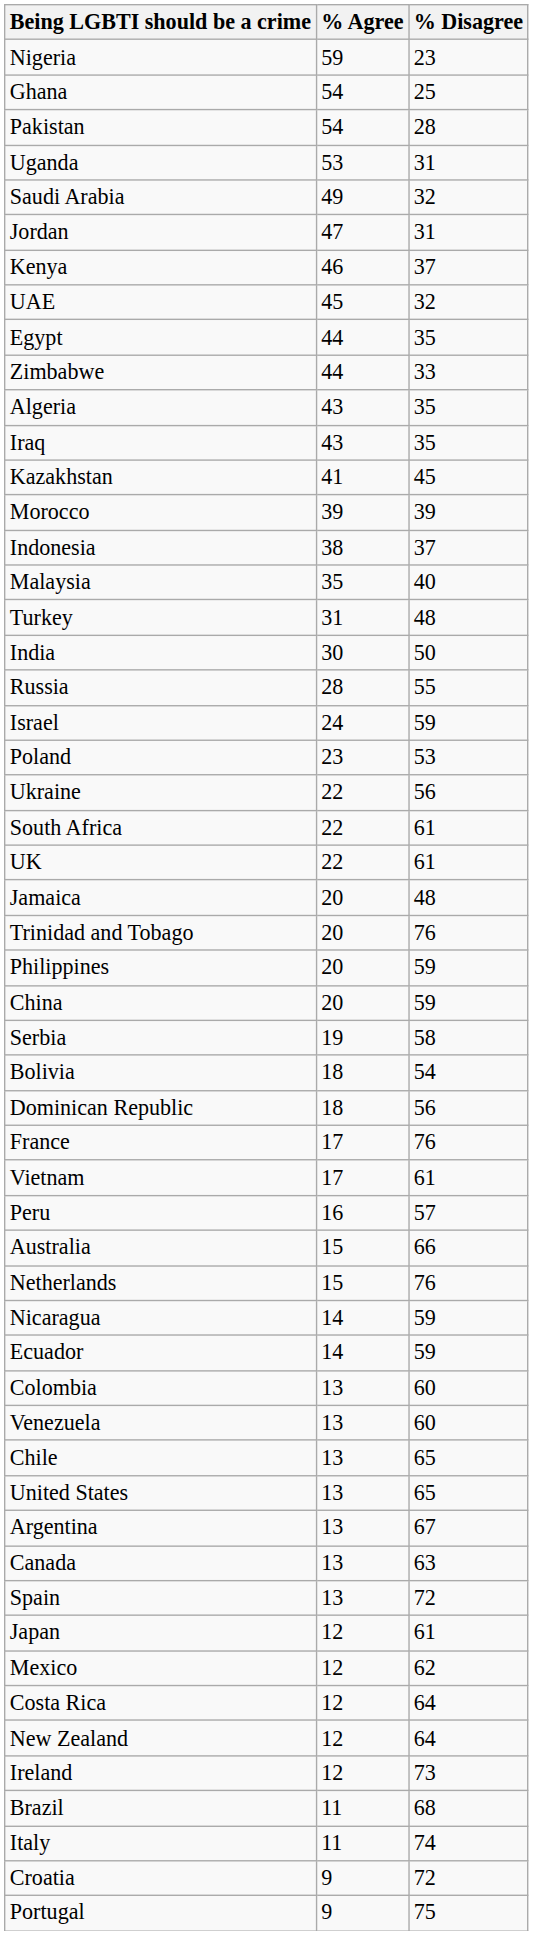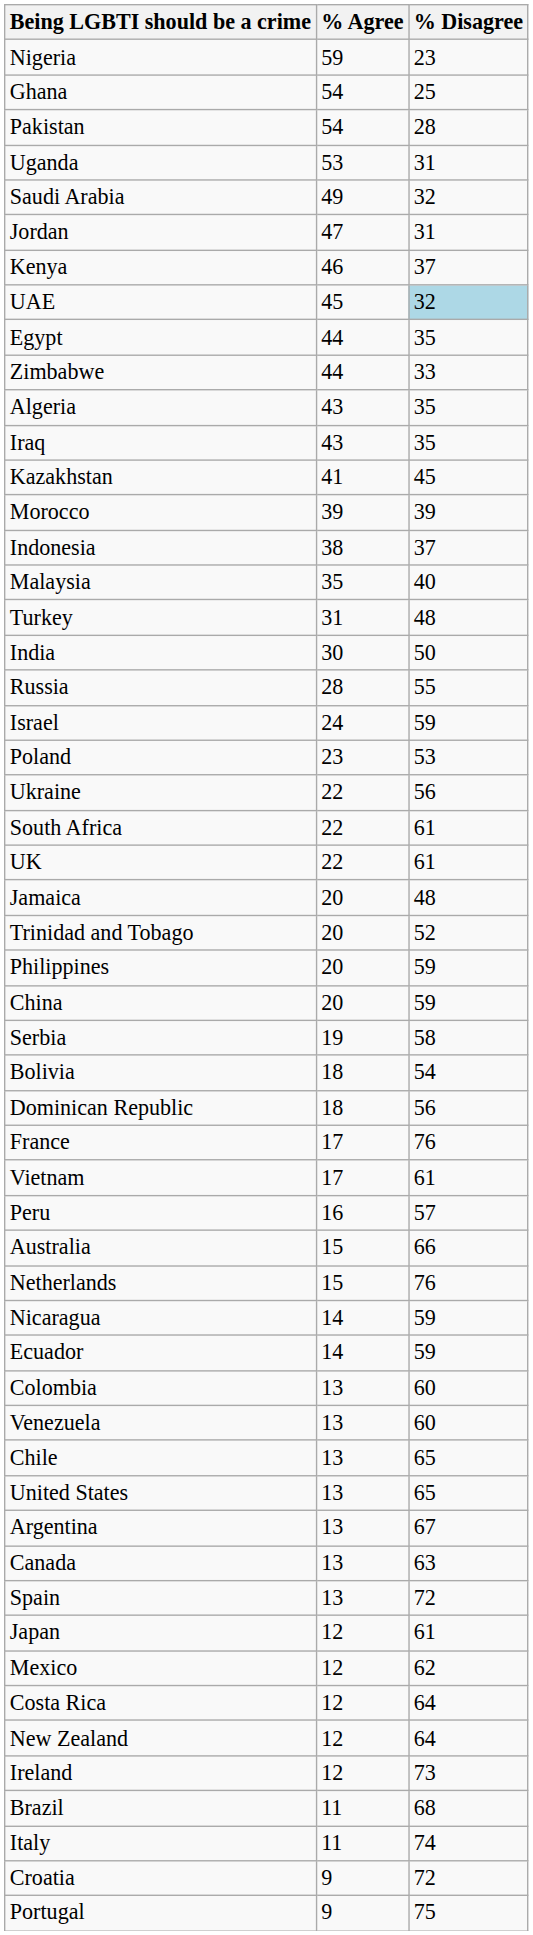(425, 302) no background -> (425, 302) lightblue background
(425, 932) 76 -> (425, 932) 52
